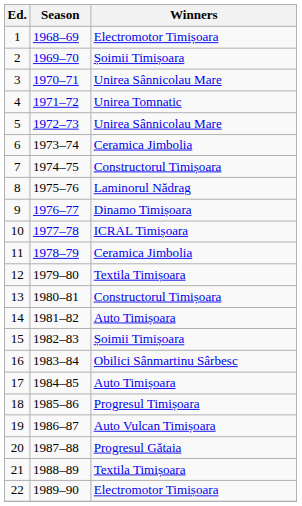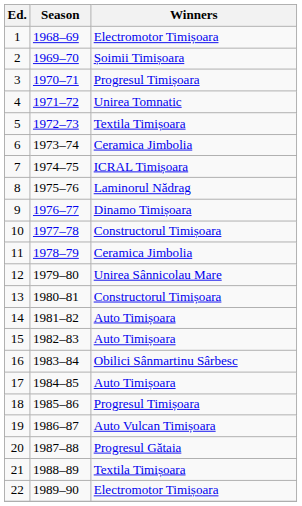(158, 80) Unirea Sânnicolau Mare -> (147, 80) Progresul Timișoara
(158, 123) Unirea Sânnicolau Mare -> (140, 123) Textila Timișoara
(158, 166) Constructorul Timișoara -> (141, 166) ICRAL Timișoara
(141, 231) ICRAL Timișoara -> (158, 231) Constructorul Timișoara
(140, 275) Textila Timișoara -> (158, 275) Unirea Sânnicolau Mare
(139, 339) Șoimii Timișoara -> (135, 339) Auto Timișoara
